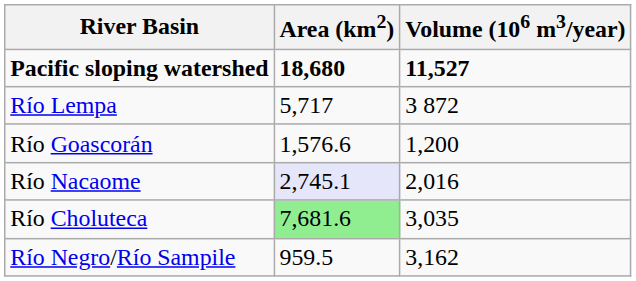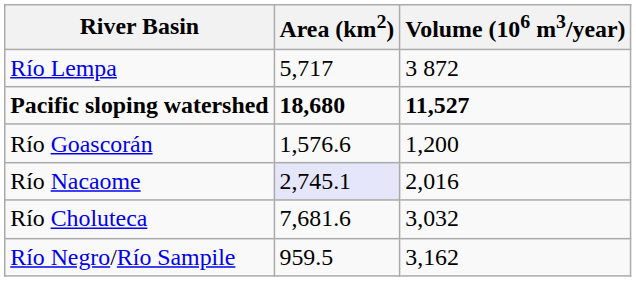rows swapped: (139, 67) <-> (64, 105)
(315, 218) lightgreen background -> (315, 218) no background
(432, 218) 3,035 -> (432, 218) 3,032
